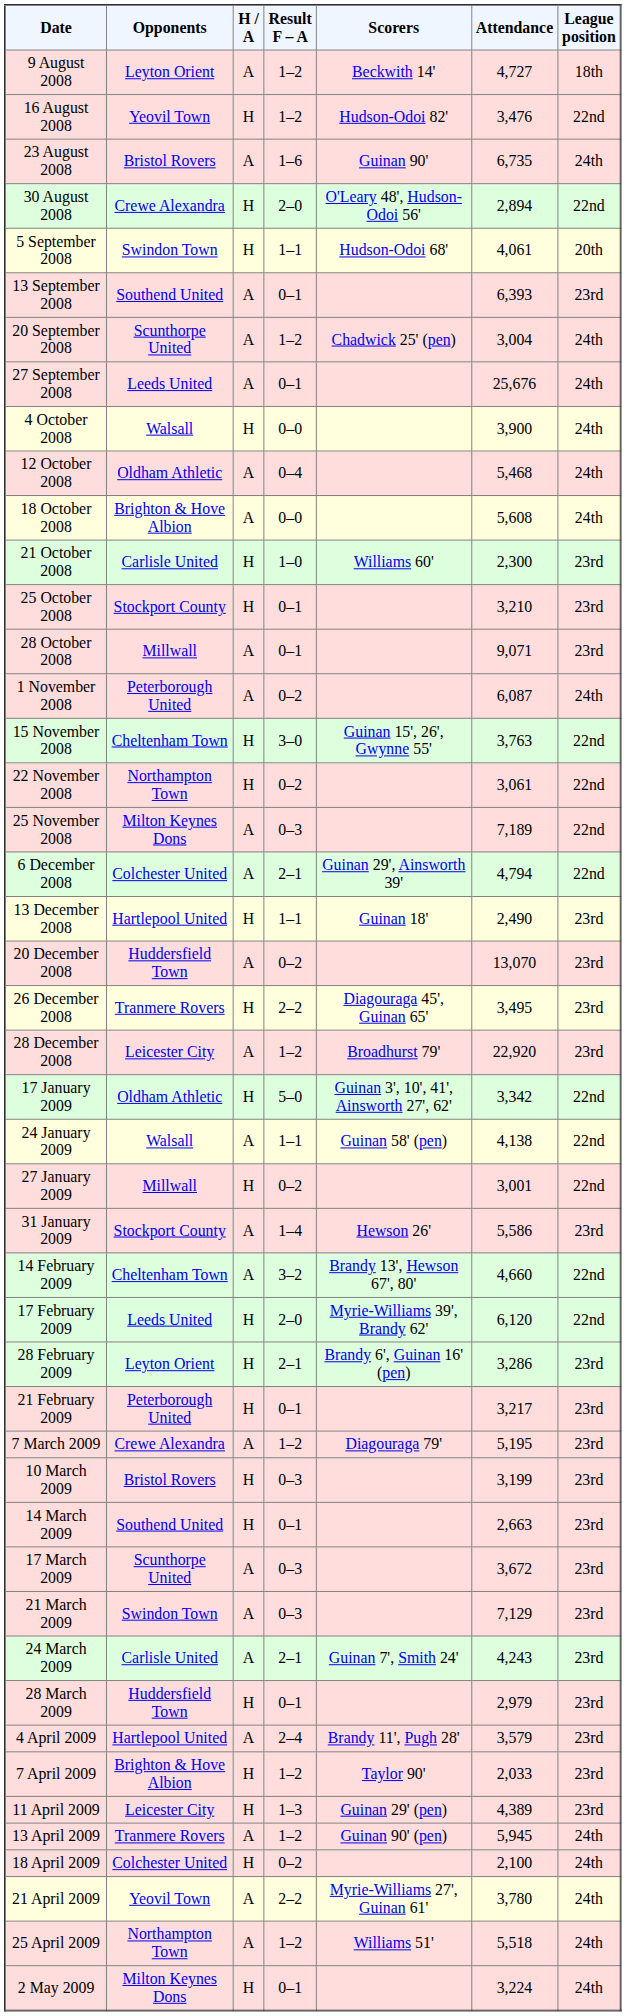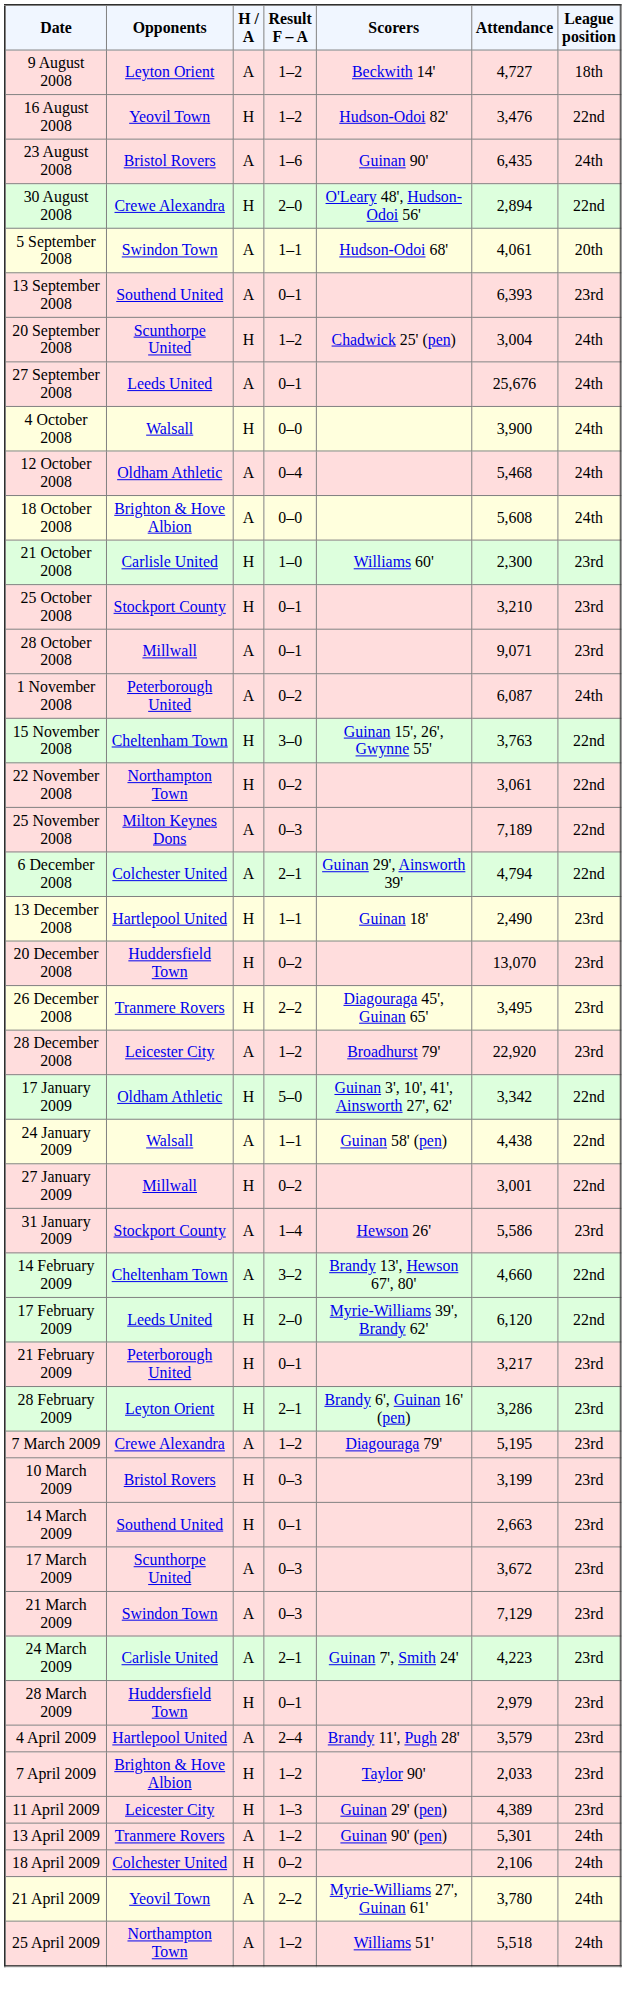(514, 161) 6,735 -> (514, 161) 6,435
(248, 250) H -> (248, 250) A
(248, 339) A -> (248, 339) H
(248, 963) A -> (248, 963) H
(514, 1141) 4,138 -> (514, 1141) 4,438
rows swapped: (56, 1408) <-> (56, 1364)
(514, 1658) 4,243 -> (514, 1658) 4,223
(514, 1836) 5,945 -> (514, 1836) 5,301
(514, 1863) 2,100 -> (514, 1863) 2,106
- row: (56, 1987)
